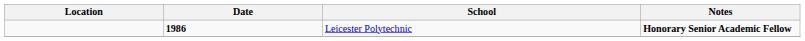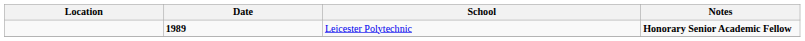(176, 28) 1986 -> (176, 28) 1989
